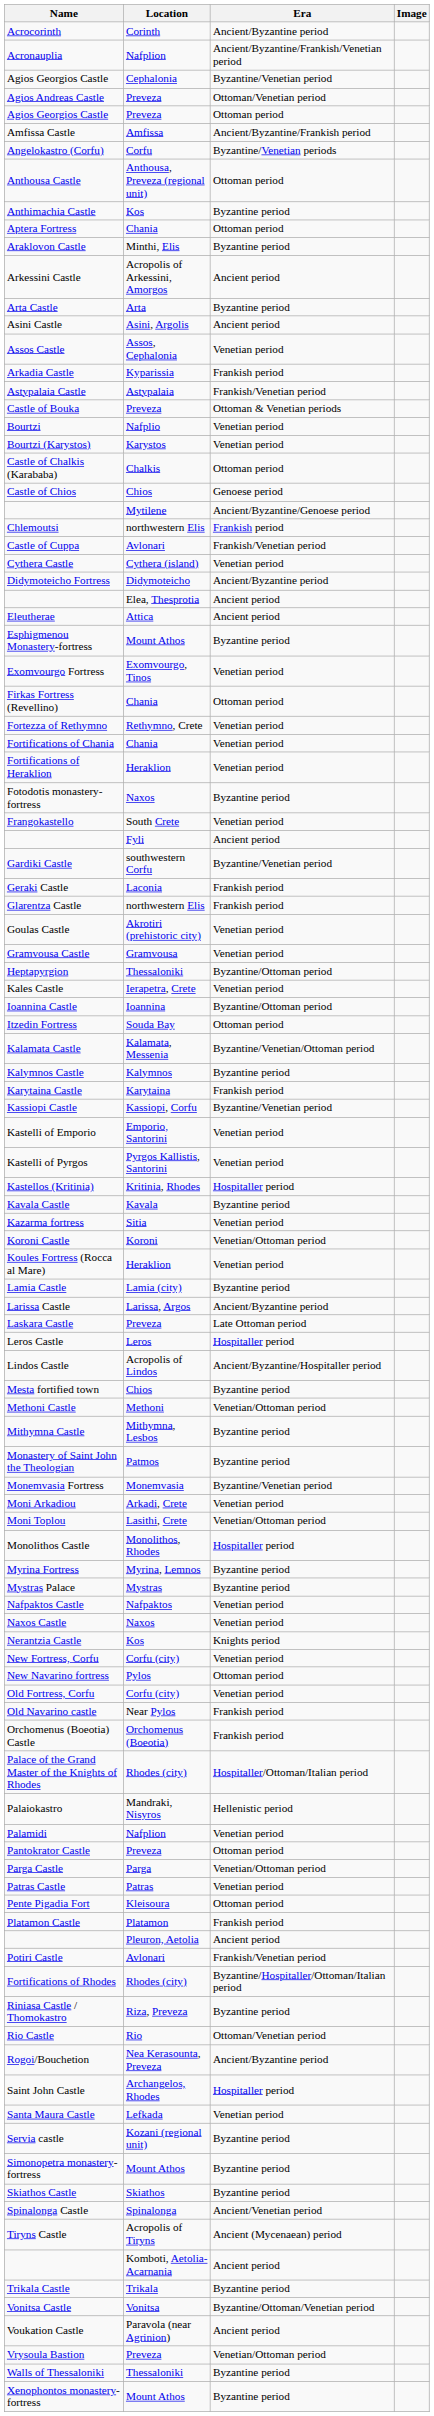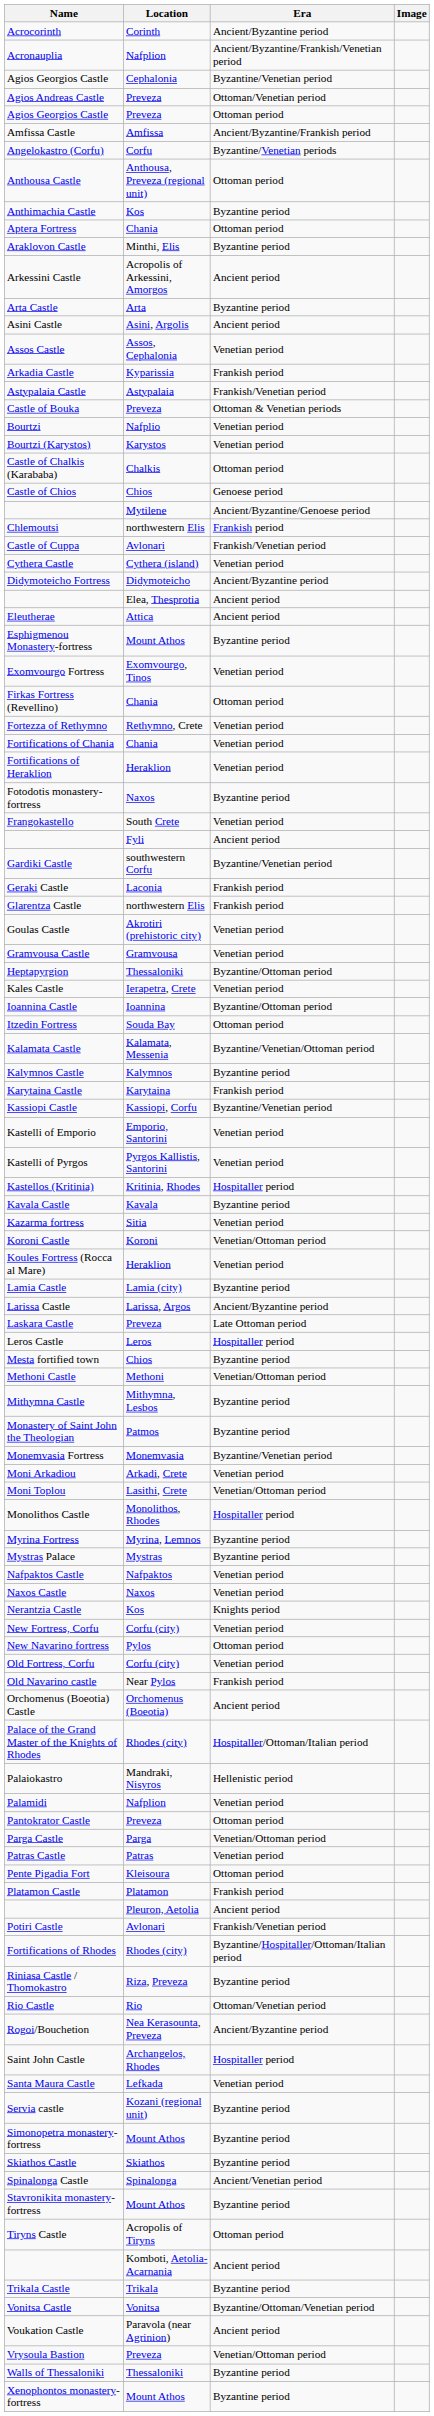- row: (38, 1365)
(248, 1735) Frankish period -> (246, 1705) Ancient period
+ row: (61, 2204)
(277, 2234) Ancient (Mycenaean) period -> (248, 2234) Ottoman period
